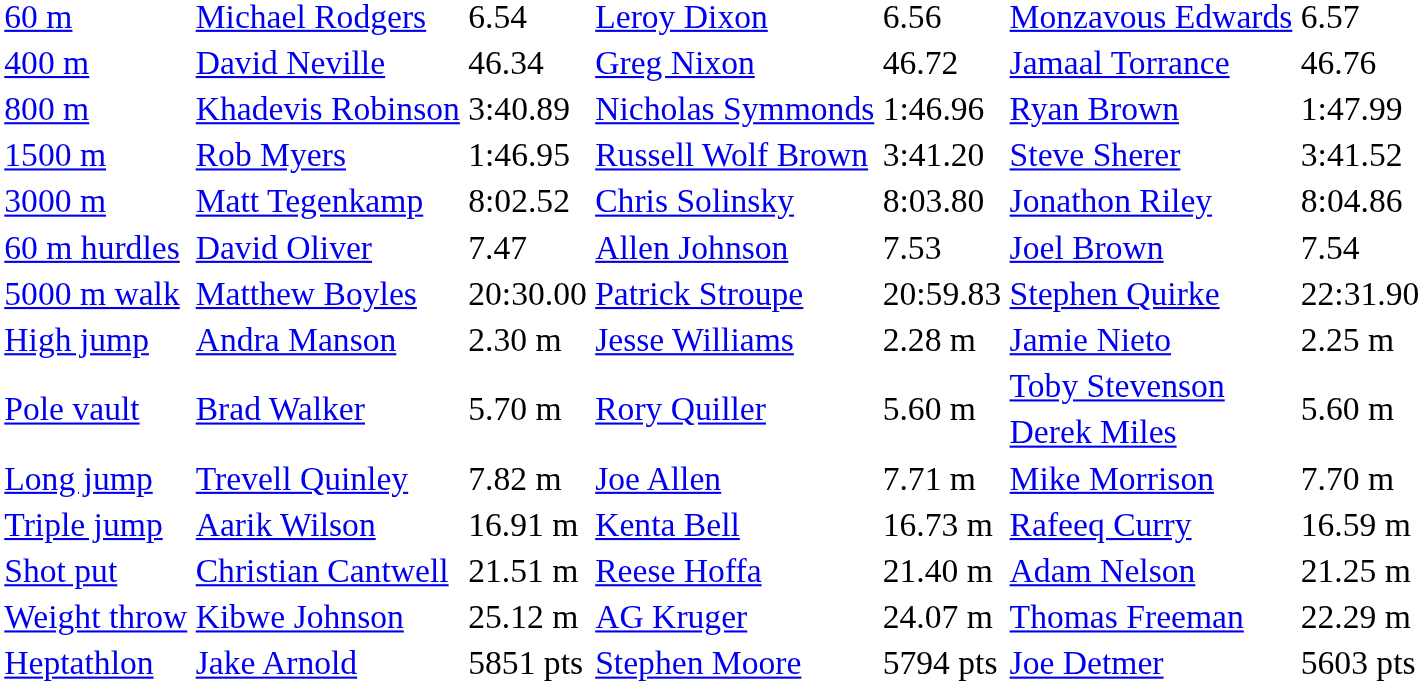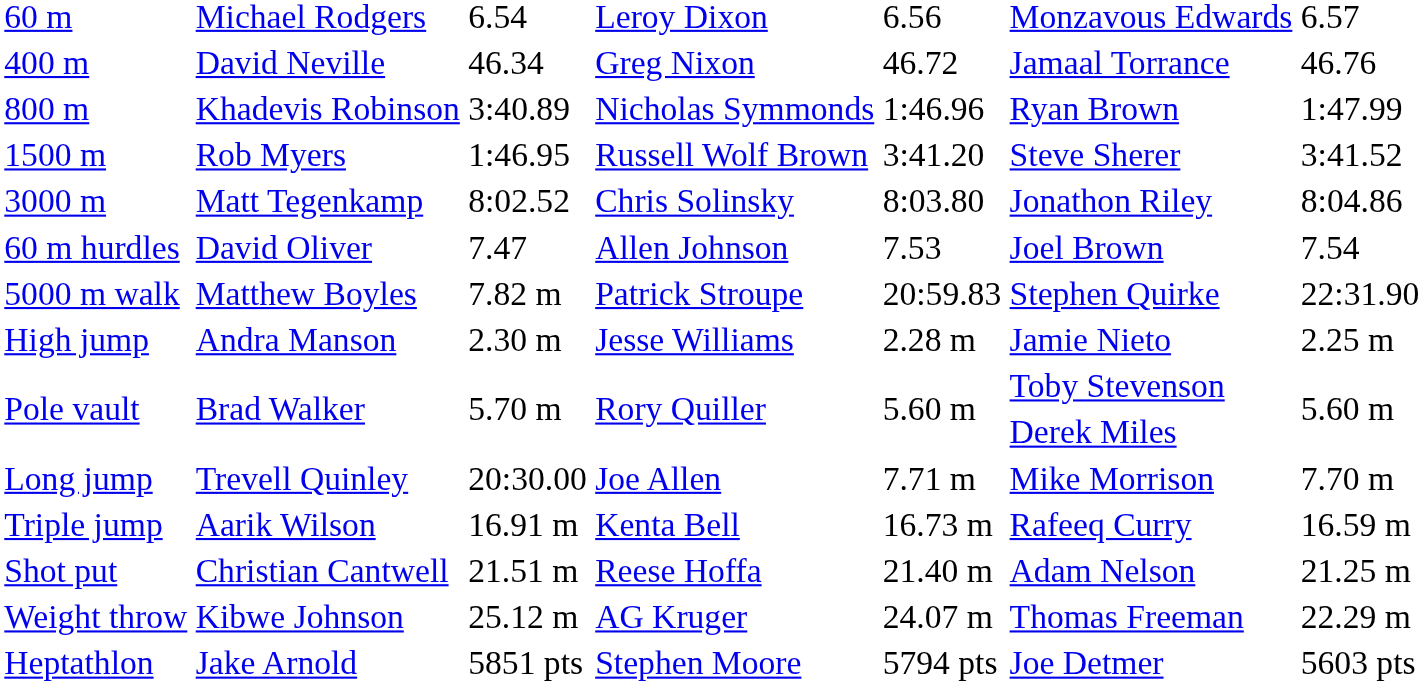(528, 293) 20:30.00 -> (515, 293) 7.82 m
(515, 478) 7.82 m -> (528, 478) 20:30.00
